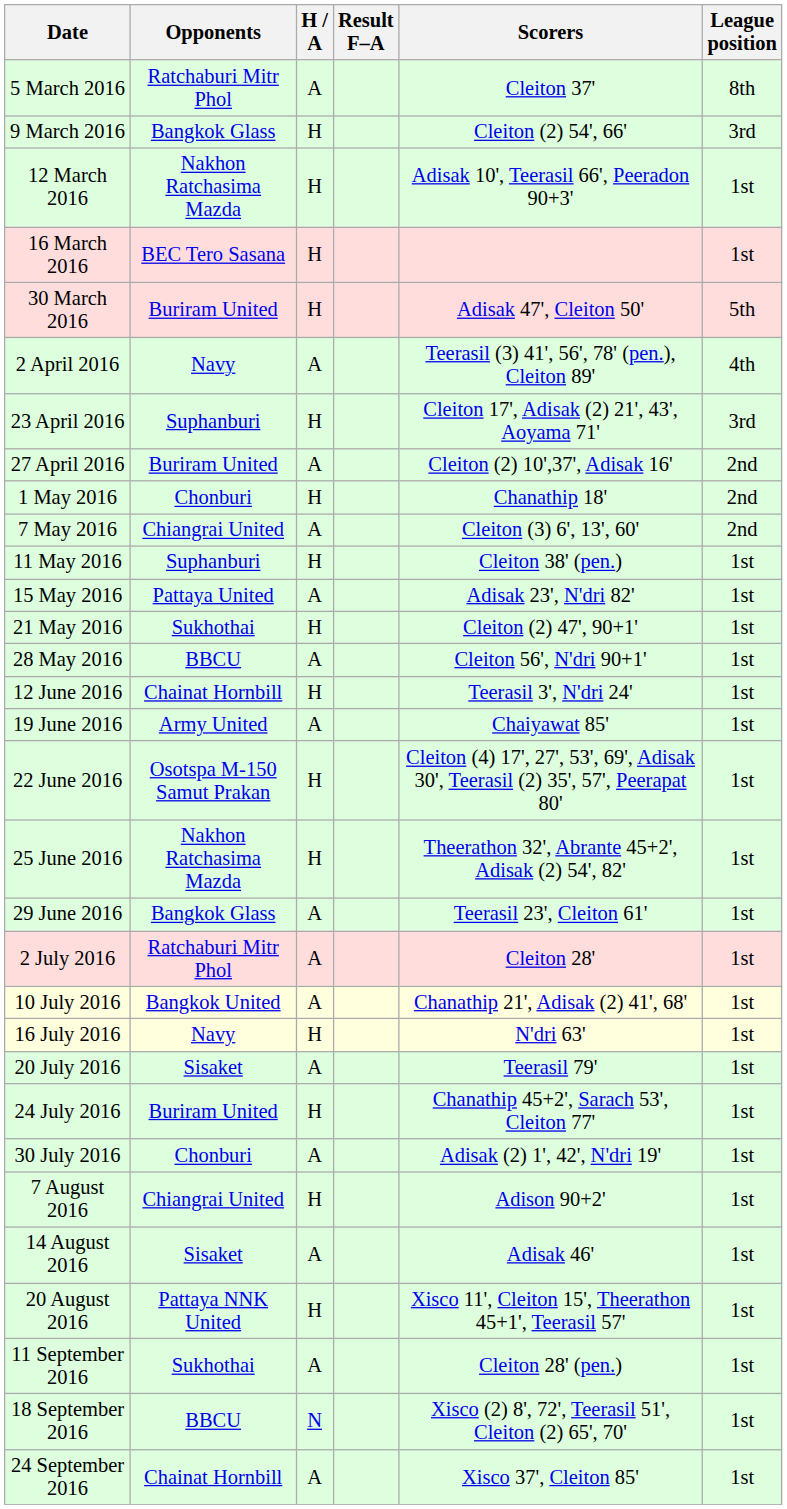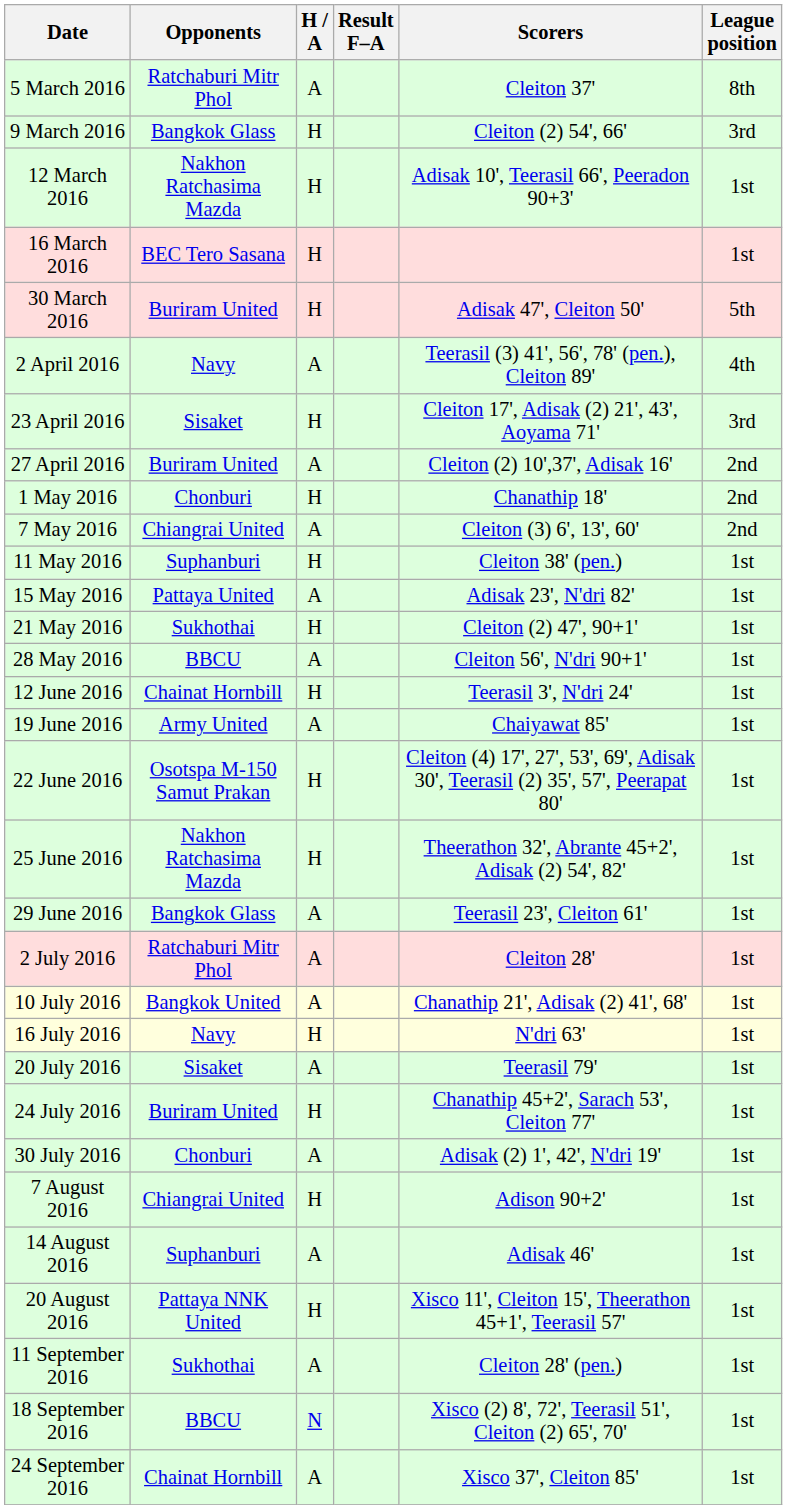(213, 420) Suphanburi -> (213, 420) Sisaket
(213, 1254) Sisaket -> (213, 1254) Suphanburi
